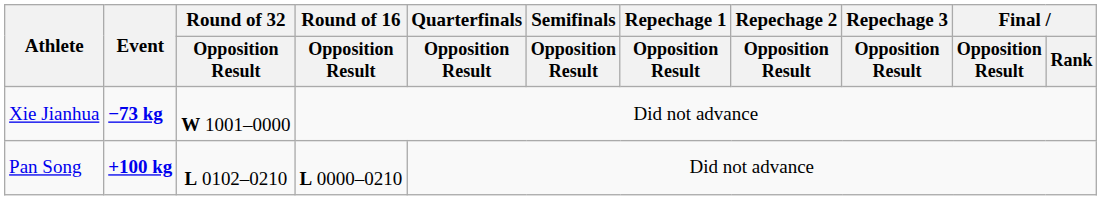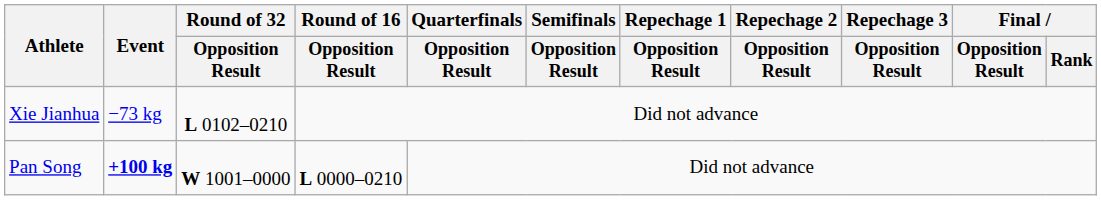(136, 113) bold -> (135, 113) normal
(236, 125) W 1001–0000 -> (236, 125) L 0102–0210
(236, 178) L 0102–0210 -> (236, 178) W 1001–0000
